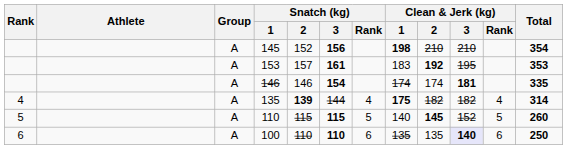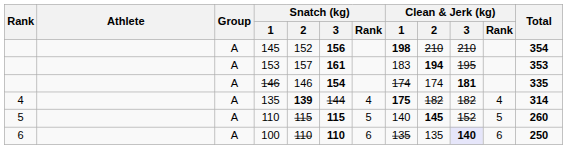(434, 65) 192 -> (434, 65) 194
